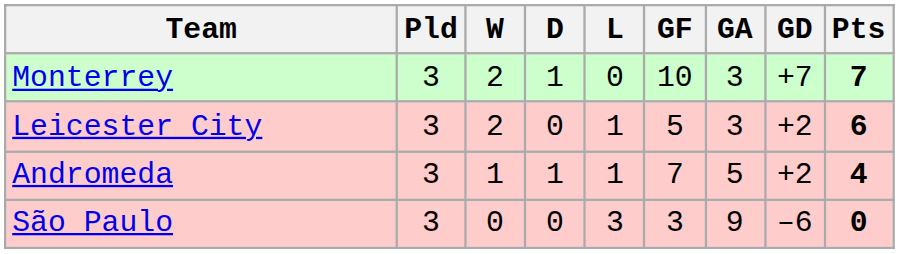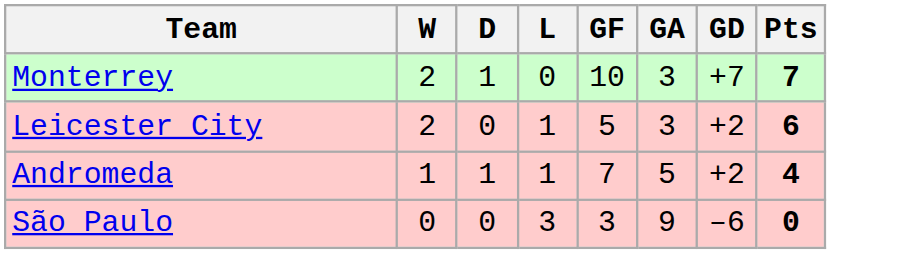- column: (431, 29)
